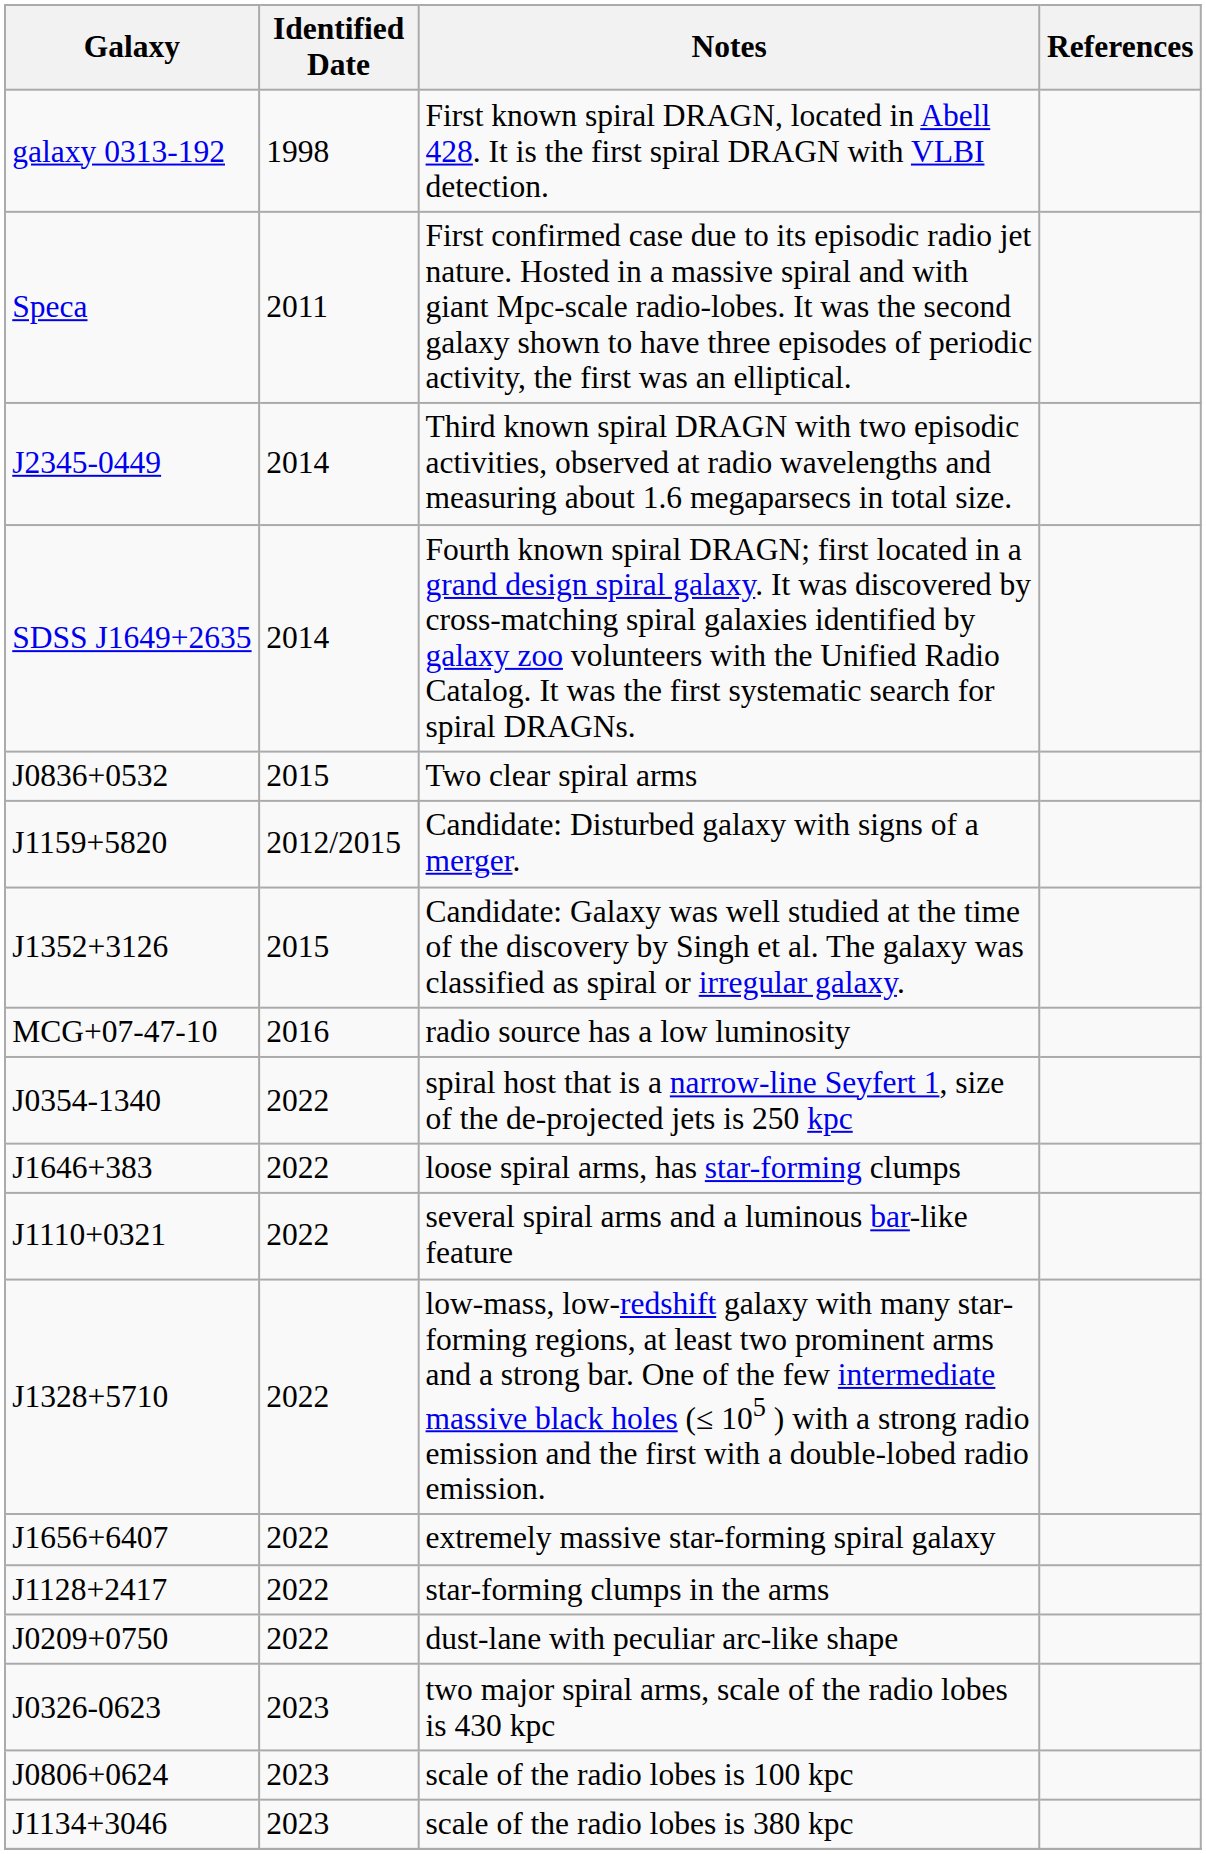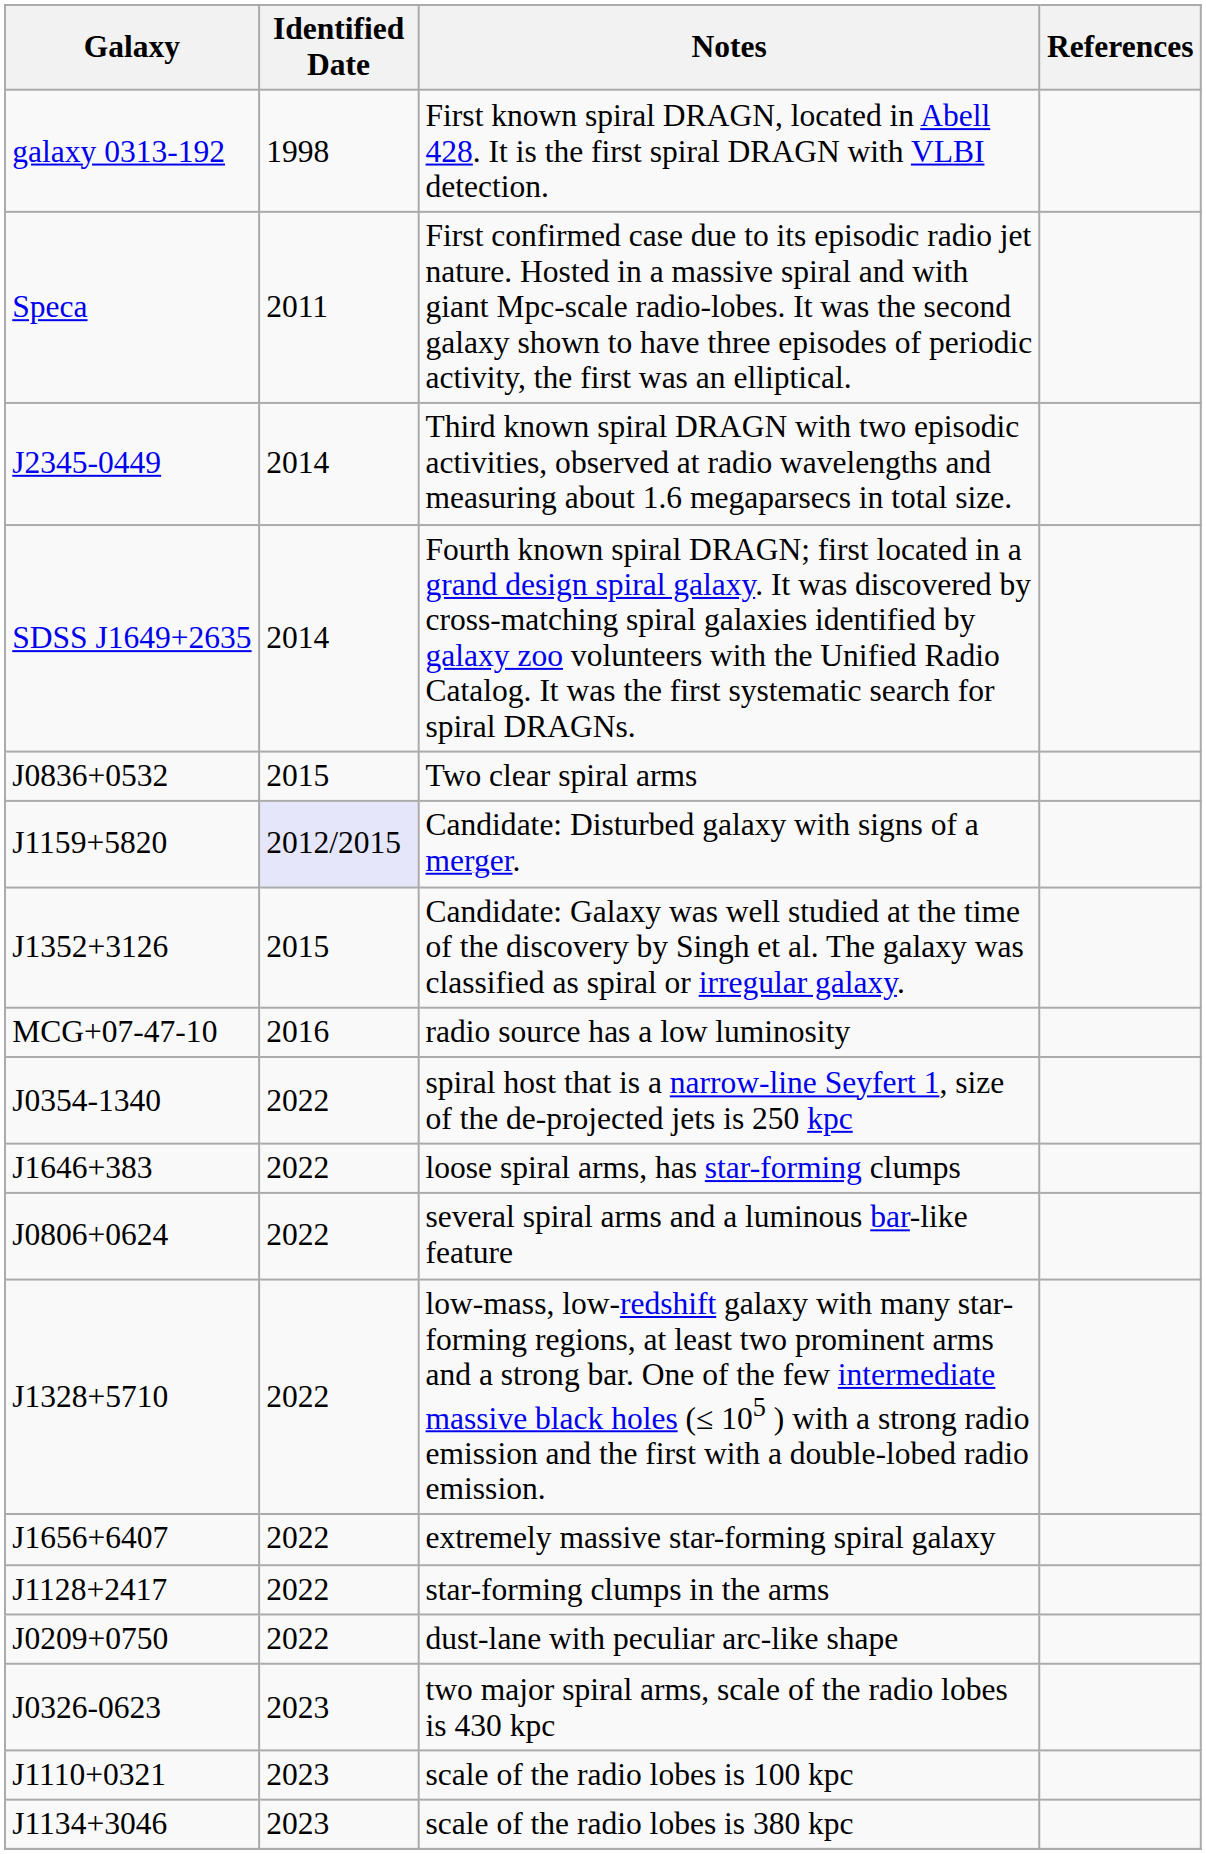(334, 843) no background -> (334, 843) lavender background
(89, 1235) J1110+0321 -> (90, 1235) J0806+0624
(90, 1774) J0806+0624 -> (89, 1774) J1110+0321
